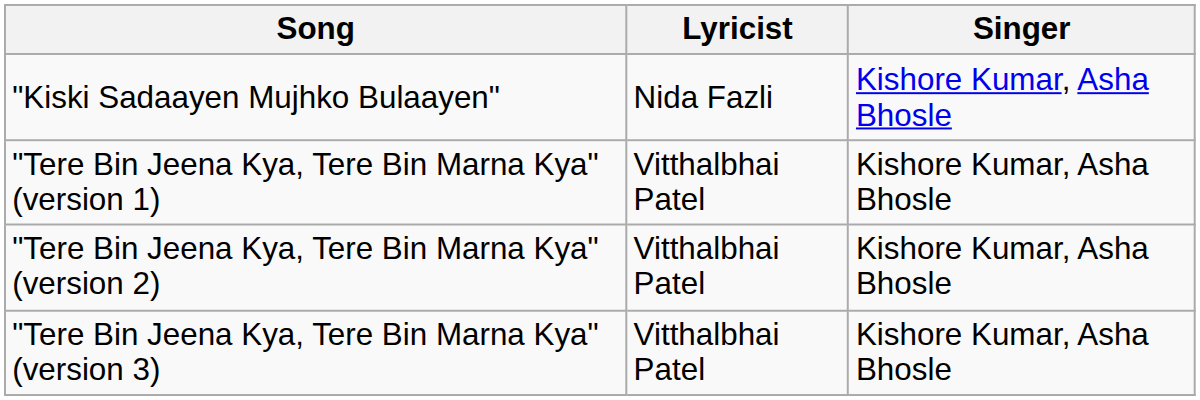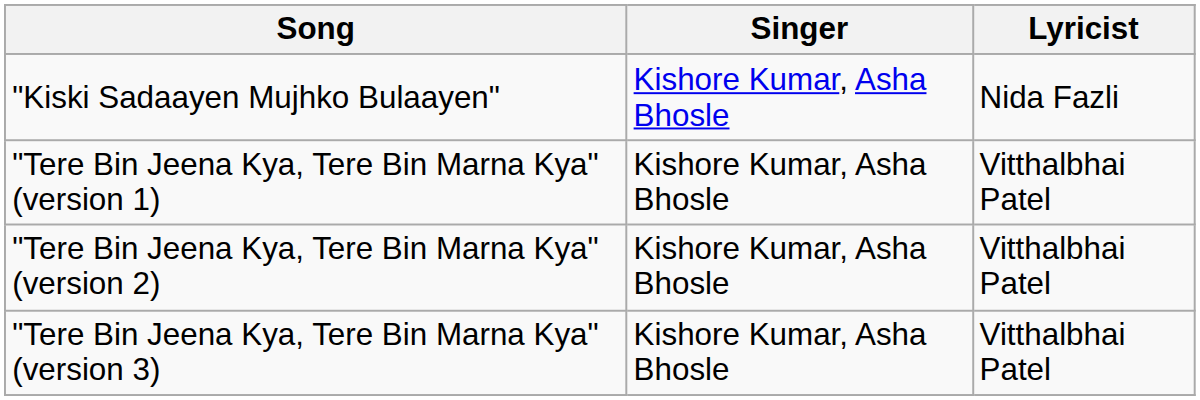columns swapped: (1022, 29) <-> (738, 29)
